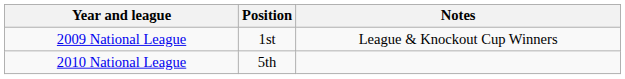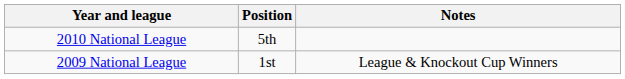rows swapped: (122, 39) <-> (122, 62)
